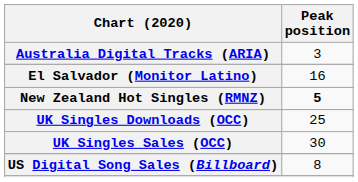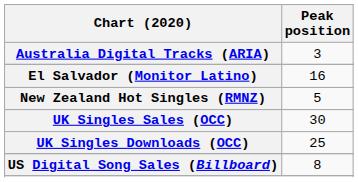(317, 98) bold -> (317, 98) normal
rows swapped: (143, 143) <-> (143, 120)
